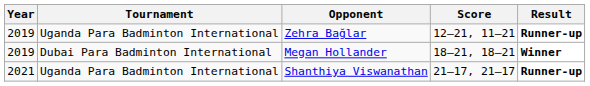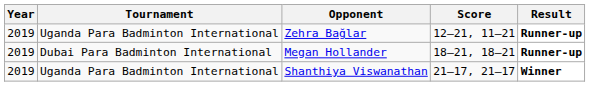(541, 52) Winner -> (551, 52) Runner-up
(21, 71) 2021 -> (21, 71) 2019
(551, 71) Runner-up -> (541, 71) Winner
